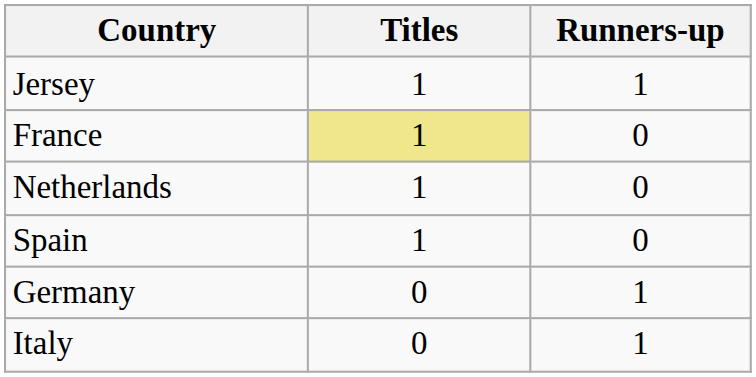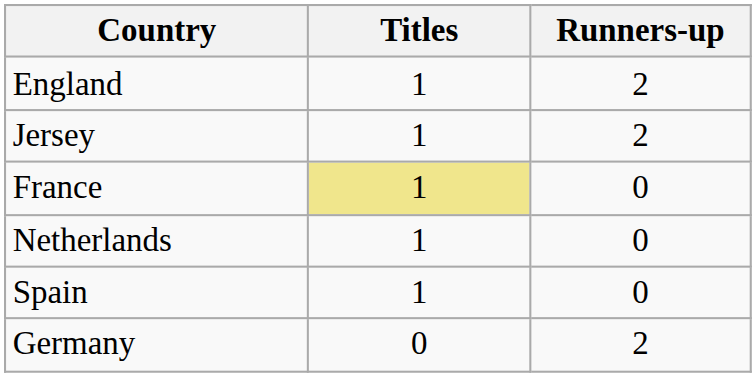+ row: (68, 82)
(640, 82) 1 -> (640, 135) 2
(640, 291) 1 -> (640, 344) 2
- row: (43, 344)
